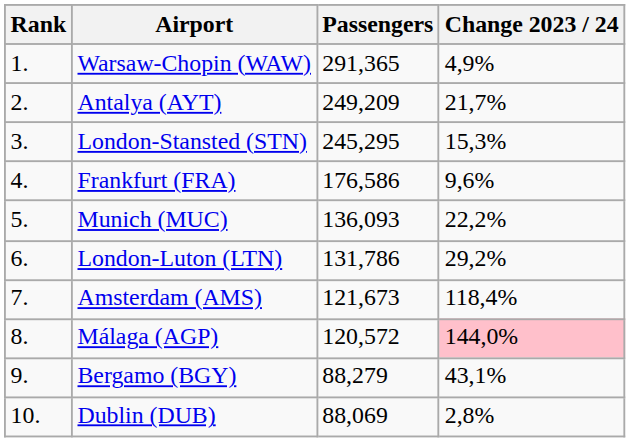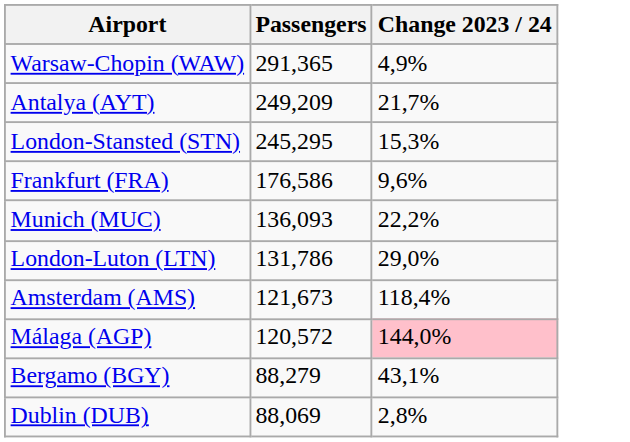- column: (38, 23)
(475, 259) 29,2% -> (409, 259) 29,0%
